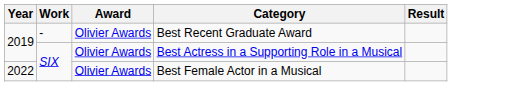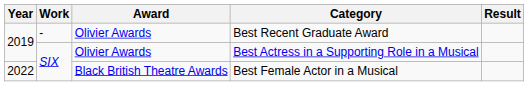(113, 71) Olivier Awards -> (151, 71) Black British Theatre Awards
